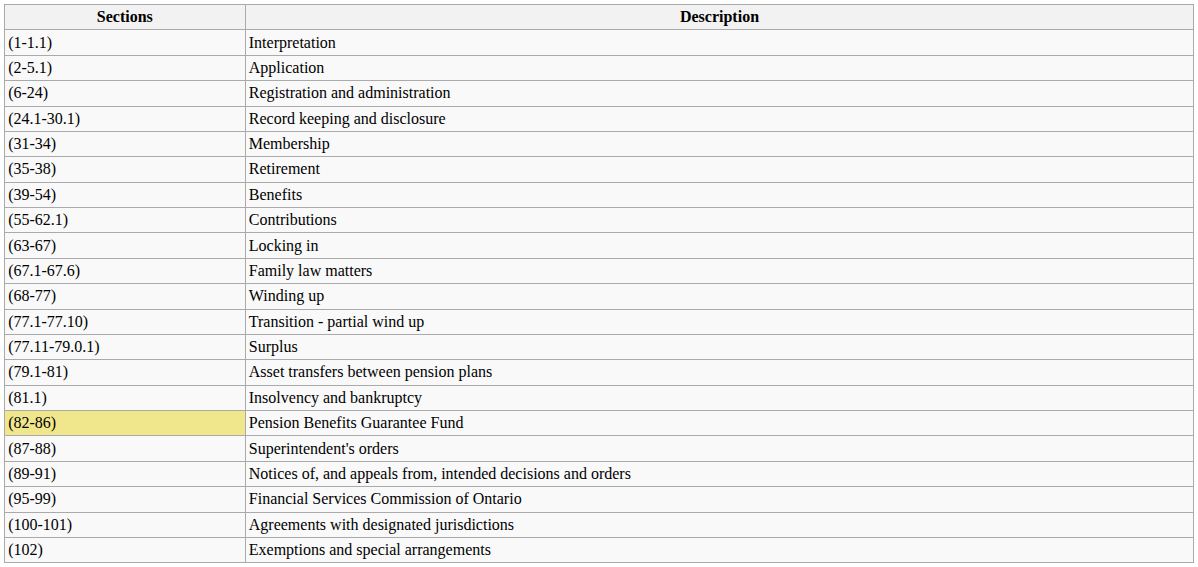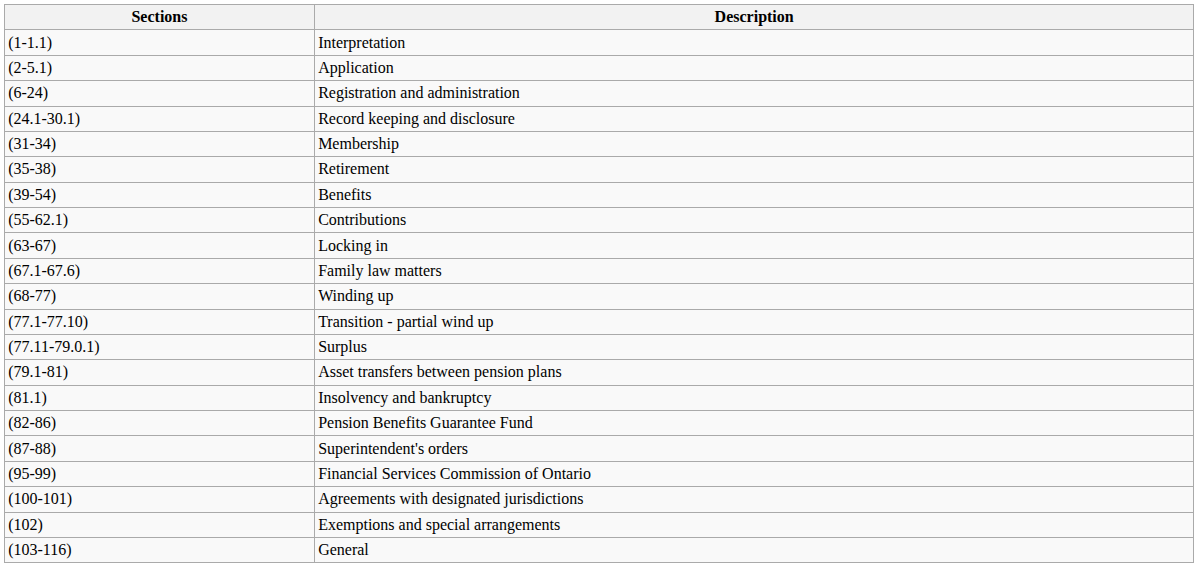(32, 423) khaki background -> (32, 423) no background
- row: (440, 473)
+ row: (343, 550)
